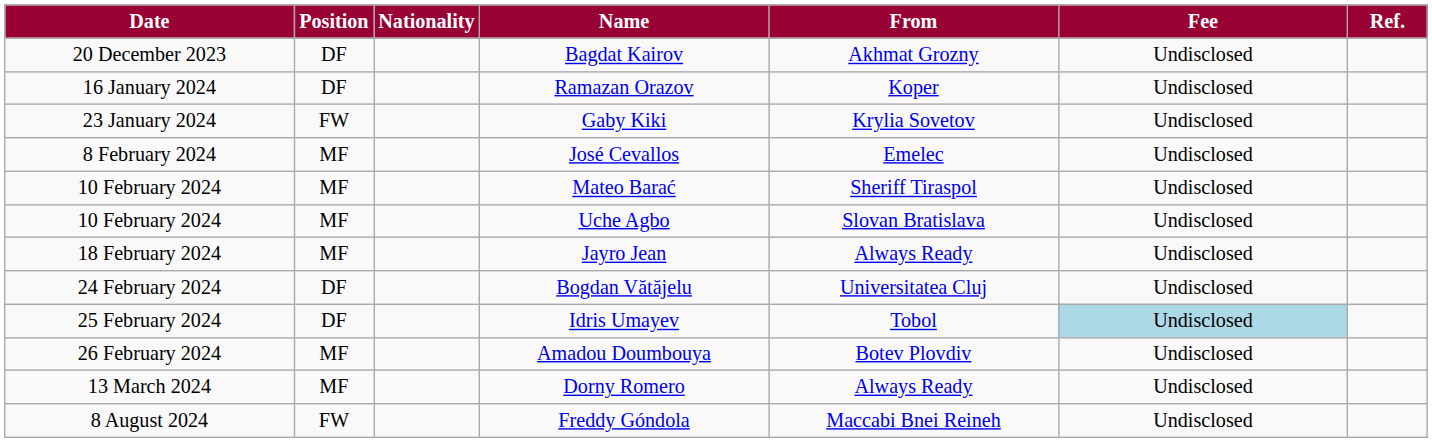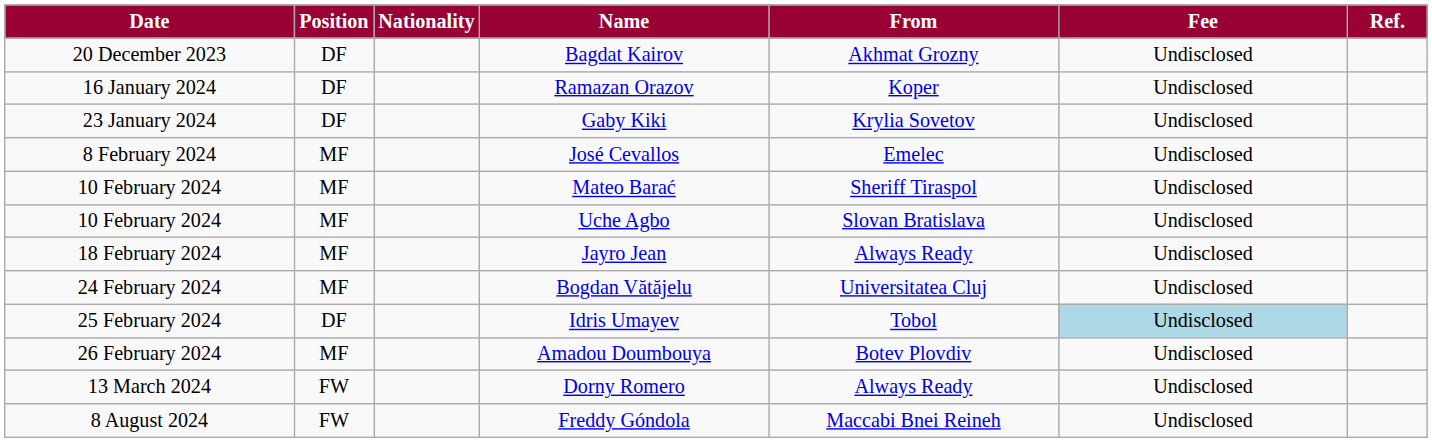(334, 121) FW -> (334, 121) DF
(334, 287) DF -> (334, 287) MF
(334, 387) MF -> (334, 387) FW
